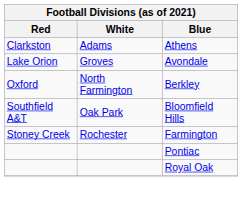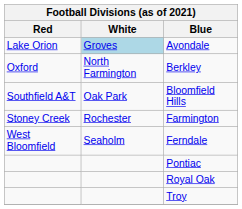- row: (181, 45)
(96, 62) no background -> (100, 45) lightblue background
+ row: (187, 140)
+ row: (176, 196)
